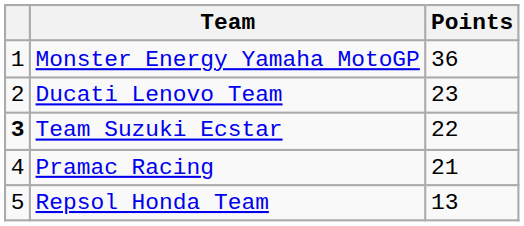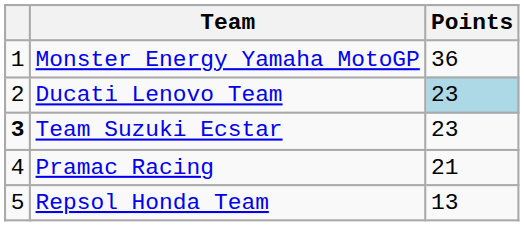(445, 95) no background -> (445, 95) lightblue background
(445, 131) 22 -> (445, 131) 23
